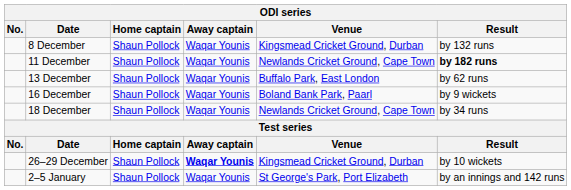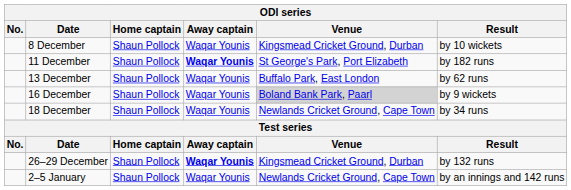(467, 45) by 132 runs -> (471, 45) by 10 wickets
(218, 62) normal -> (220, 62) bold
(347, 62) Newlands Cricket Ground, Cape Town -> (333, 62) St George's Park, Port Elizabeth
(468, 62) bold -> (467, 62) normal
(315, 95) no background -> (315, 95) lightgrey background
(471, 161) by 10 wickets -> (467, 161) by 132 runs
(333, 177) St George's Park, Port Elizabeth -> (347, 177) Newlands Cricket Ground, Cape Town
